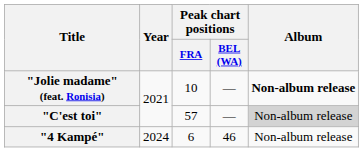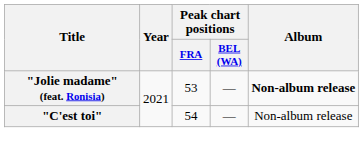(191, 88) 10 -> (191, 88) 53
(191, 116) 57 -> (191, 116) 54
(303, 116) lightgrey background -> (303, 116) no background
- row: (72, 136)
